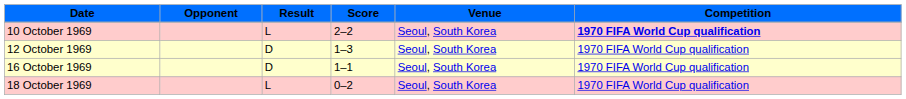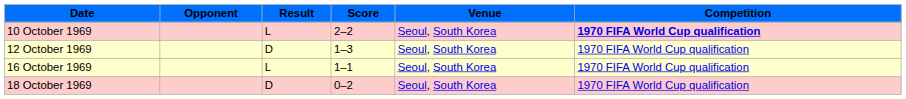(269, 67) D -> (268, 67) L
(268, 85) L -> (269, 85) D
